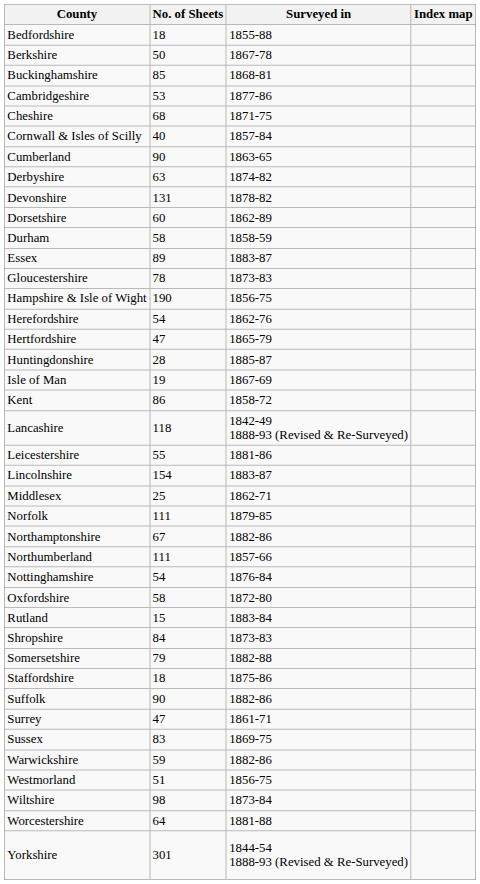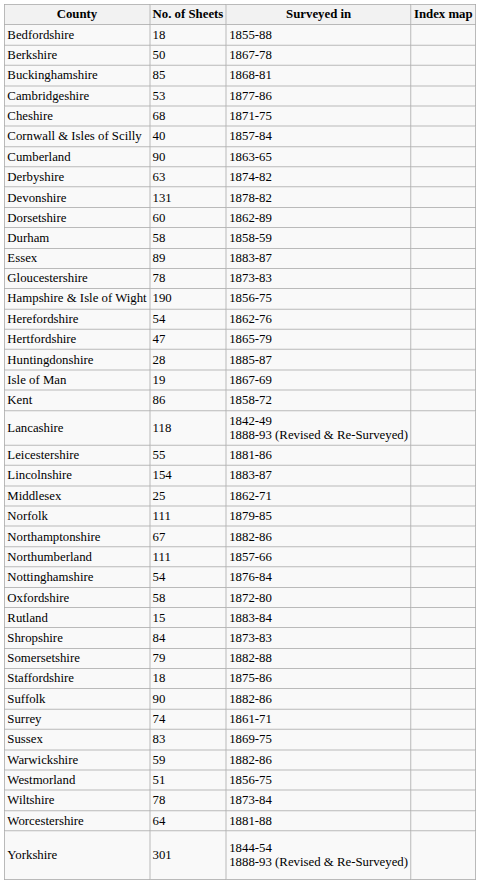(159, 719) 47 -> (159, 719) 74
(159, 800) 98 -> (159, 800) 78
